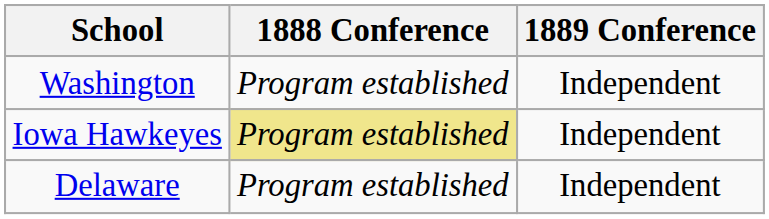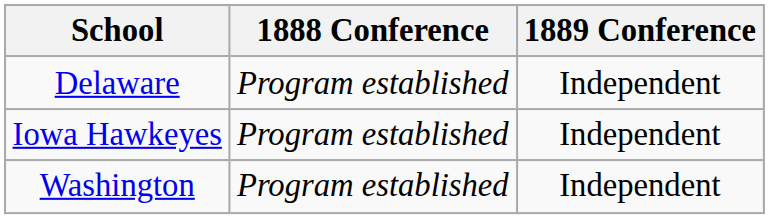rows swapped: (117, 185) <-> (117, 82)
(373, 133) khaki background -> (373, 133) no background
